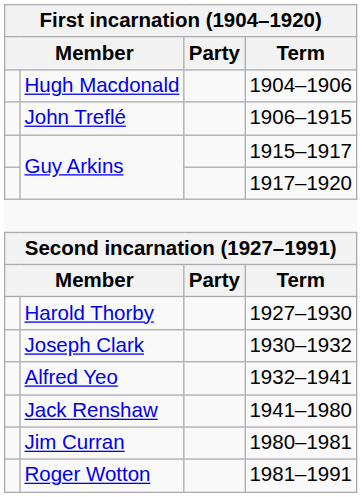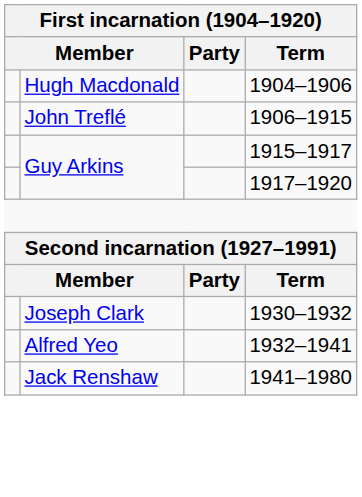- row: (89, 313)
- row: (75, 442)
- row: (87, 475)
